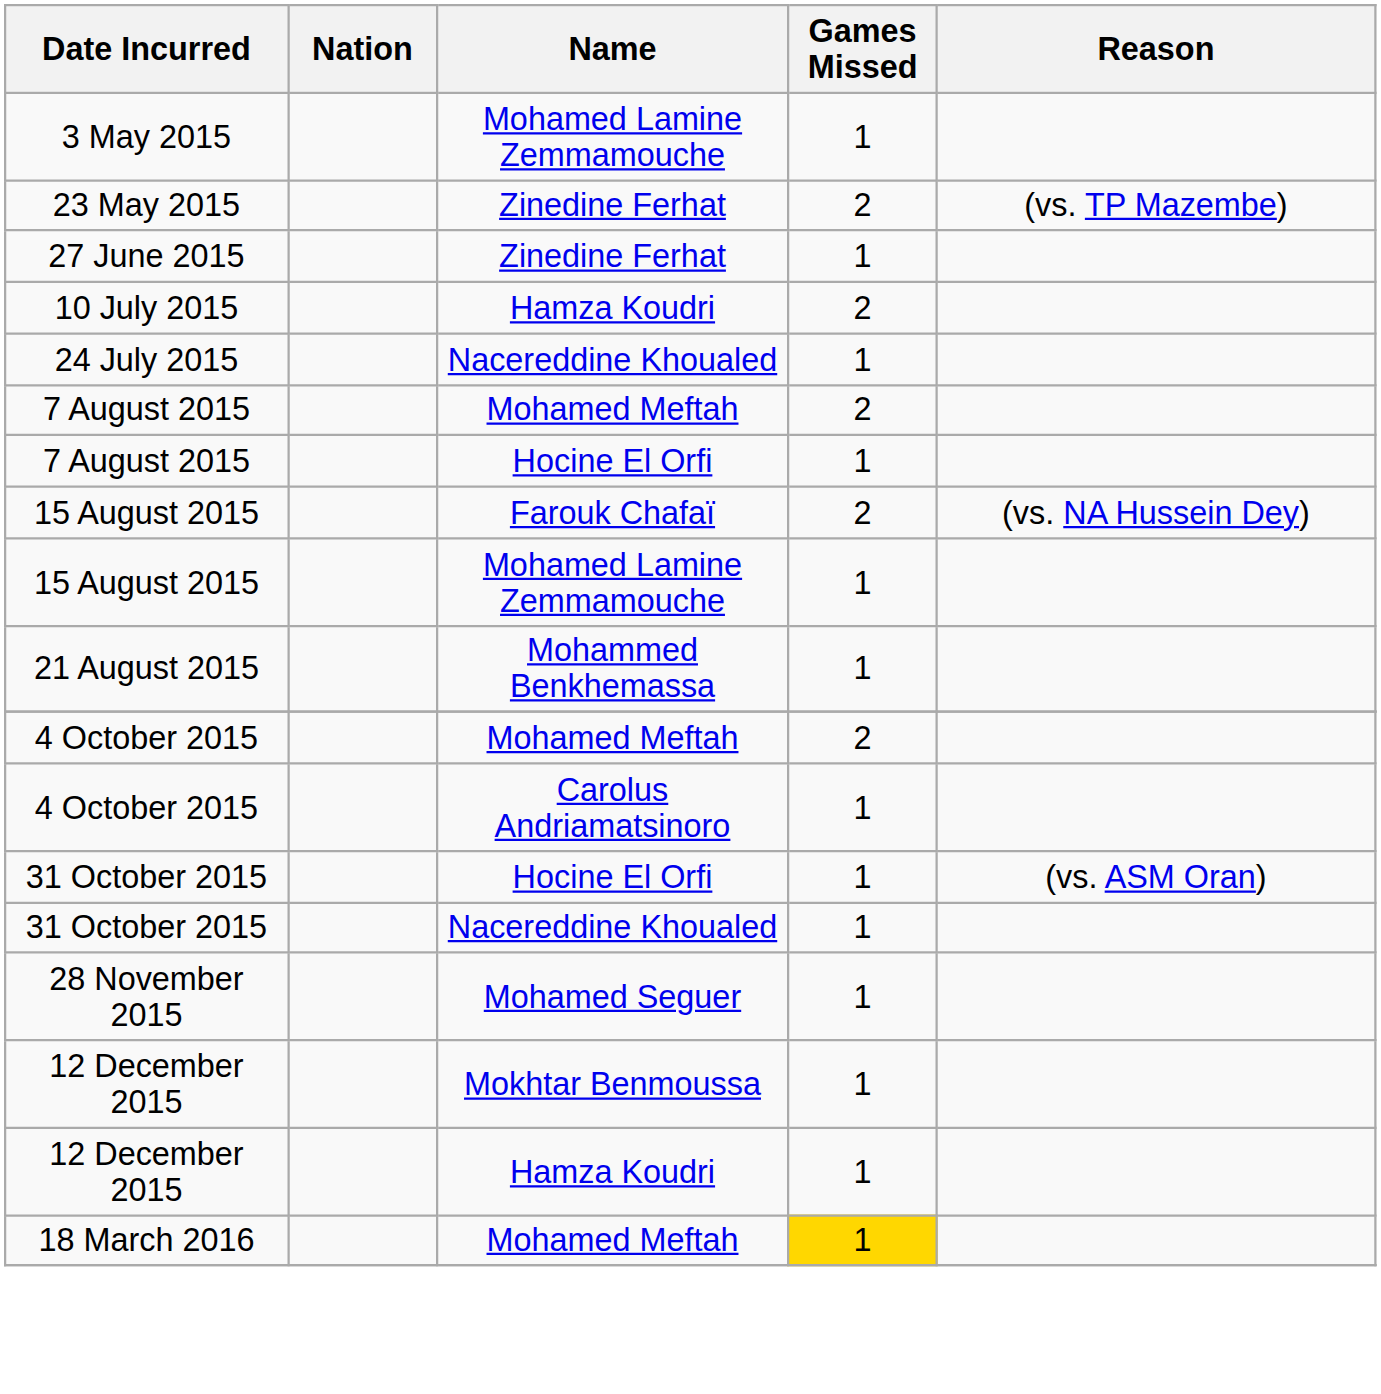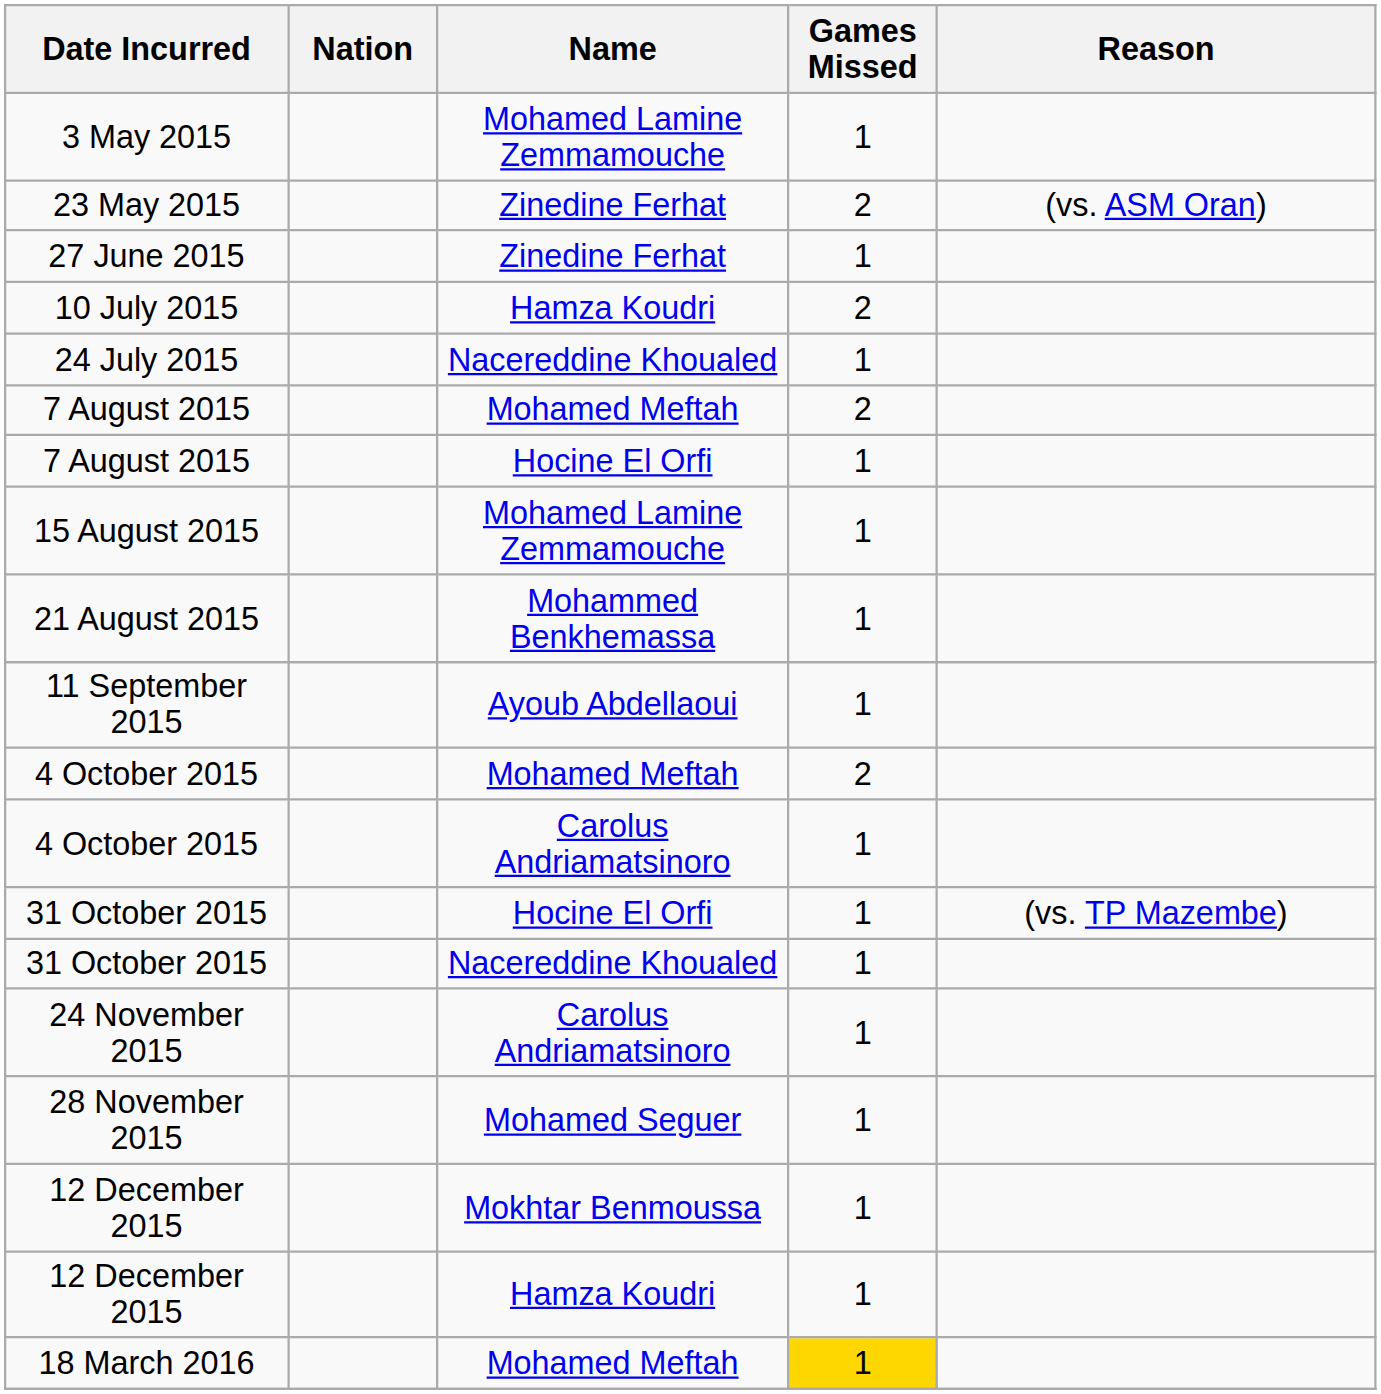(1156, 205) (vs. TP Mazembe) -> (1156, 205) (vs. ASM Oran)
- row: (146, 513)
+ row: (147, 705)
(1156, 877) (vs. ASM Oran) -> (1156, 913) (vs. TP Mazembe)
+ row: (147, 1033)
